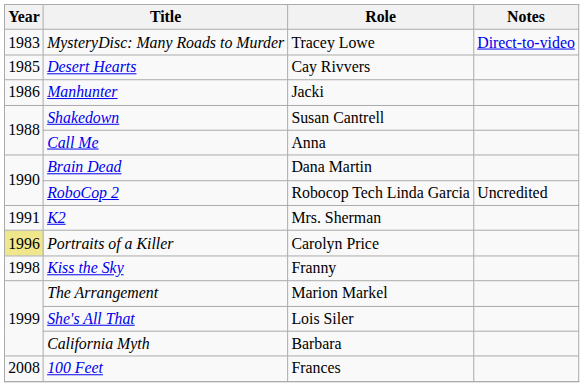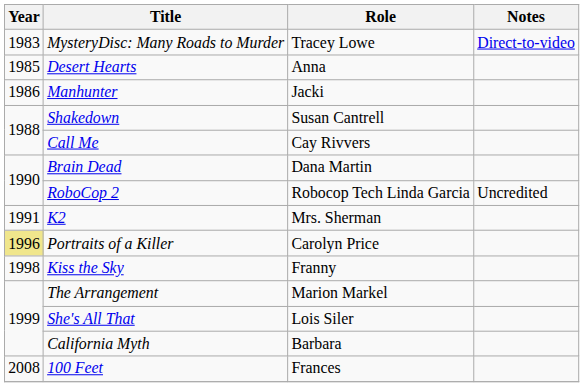(331, 67) Cay Rivvers -> (309, 67) Anna
(309, 142) Anna -> (331, 142) Cay Rivvers
